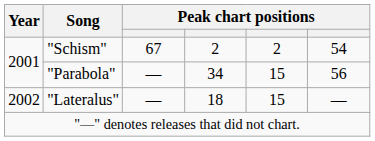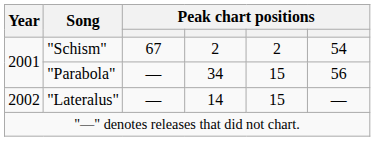(215, 99) 18 -> (215, 99) 14
